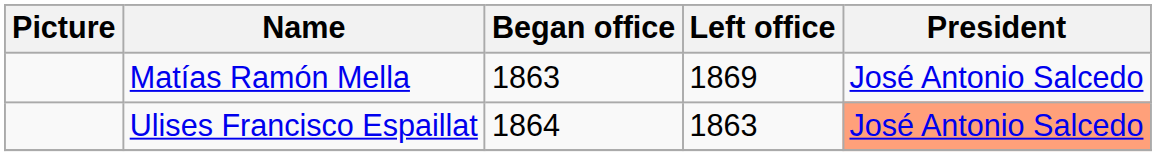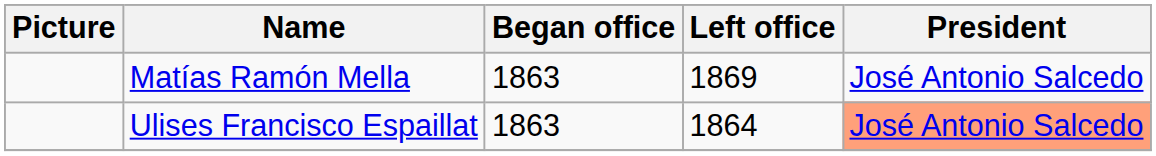(526, 125) 1864 -> (526, 125) 1863
(723, 125) 1863 -> (723, 125) 1864
